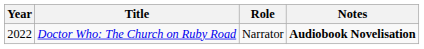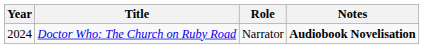(20, 33) 2022 -> (20, 33) 2024
